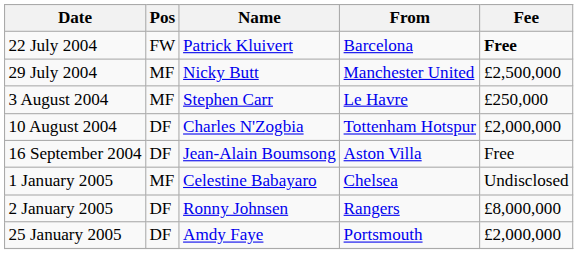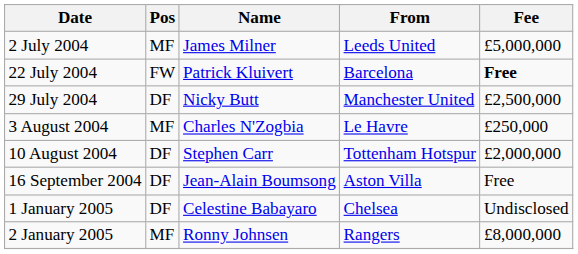+ row: (48, 45)
(162, 72) MF -> (160, 99) DF
(228, 99) Stephen Carr -> (243, 126) Charles N'Zogbia
(243, 126) Charles N'Zogbia -> (228, 153) Stephen Carr
(162, 180) MF -> (160, 208) DF
(160, 208) DF -> (162, 235) MF
- row: (65, 235)
